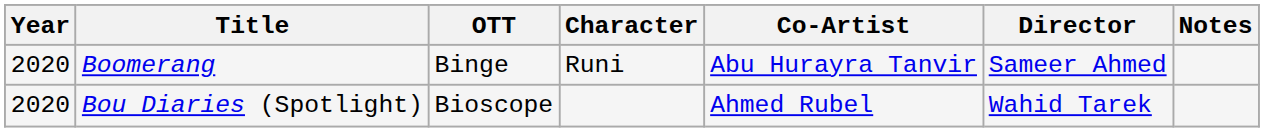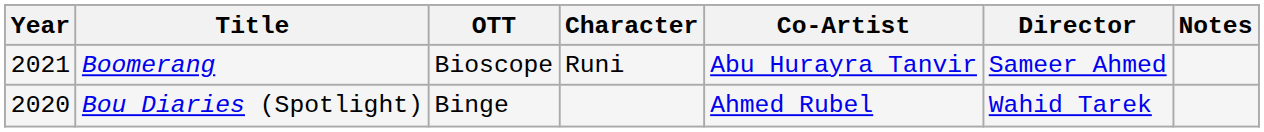(40, 65) 2020 -> (40, 65) 2021
(472, 65) Binge -> (494, 65) Bioscope
(494, 106) Bioscope -> (472, 106) Binge
